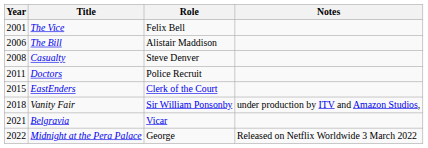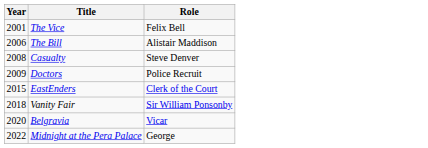- column: (329, 12)
(16, 74) 2011 -> (16, 74) 2009
(16, 120) 2021 -> (16, 120) 2020
